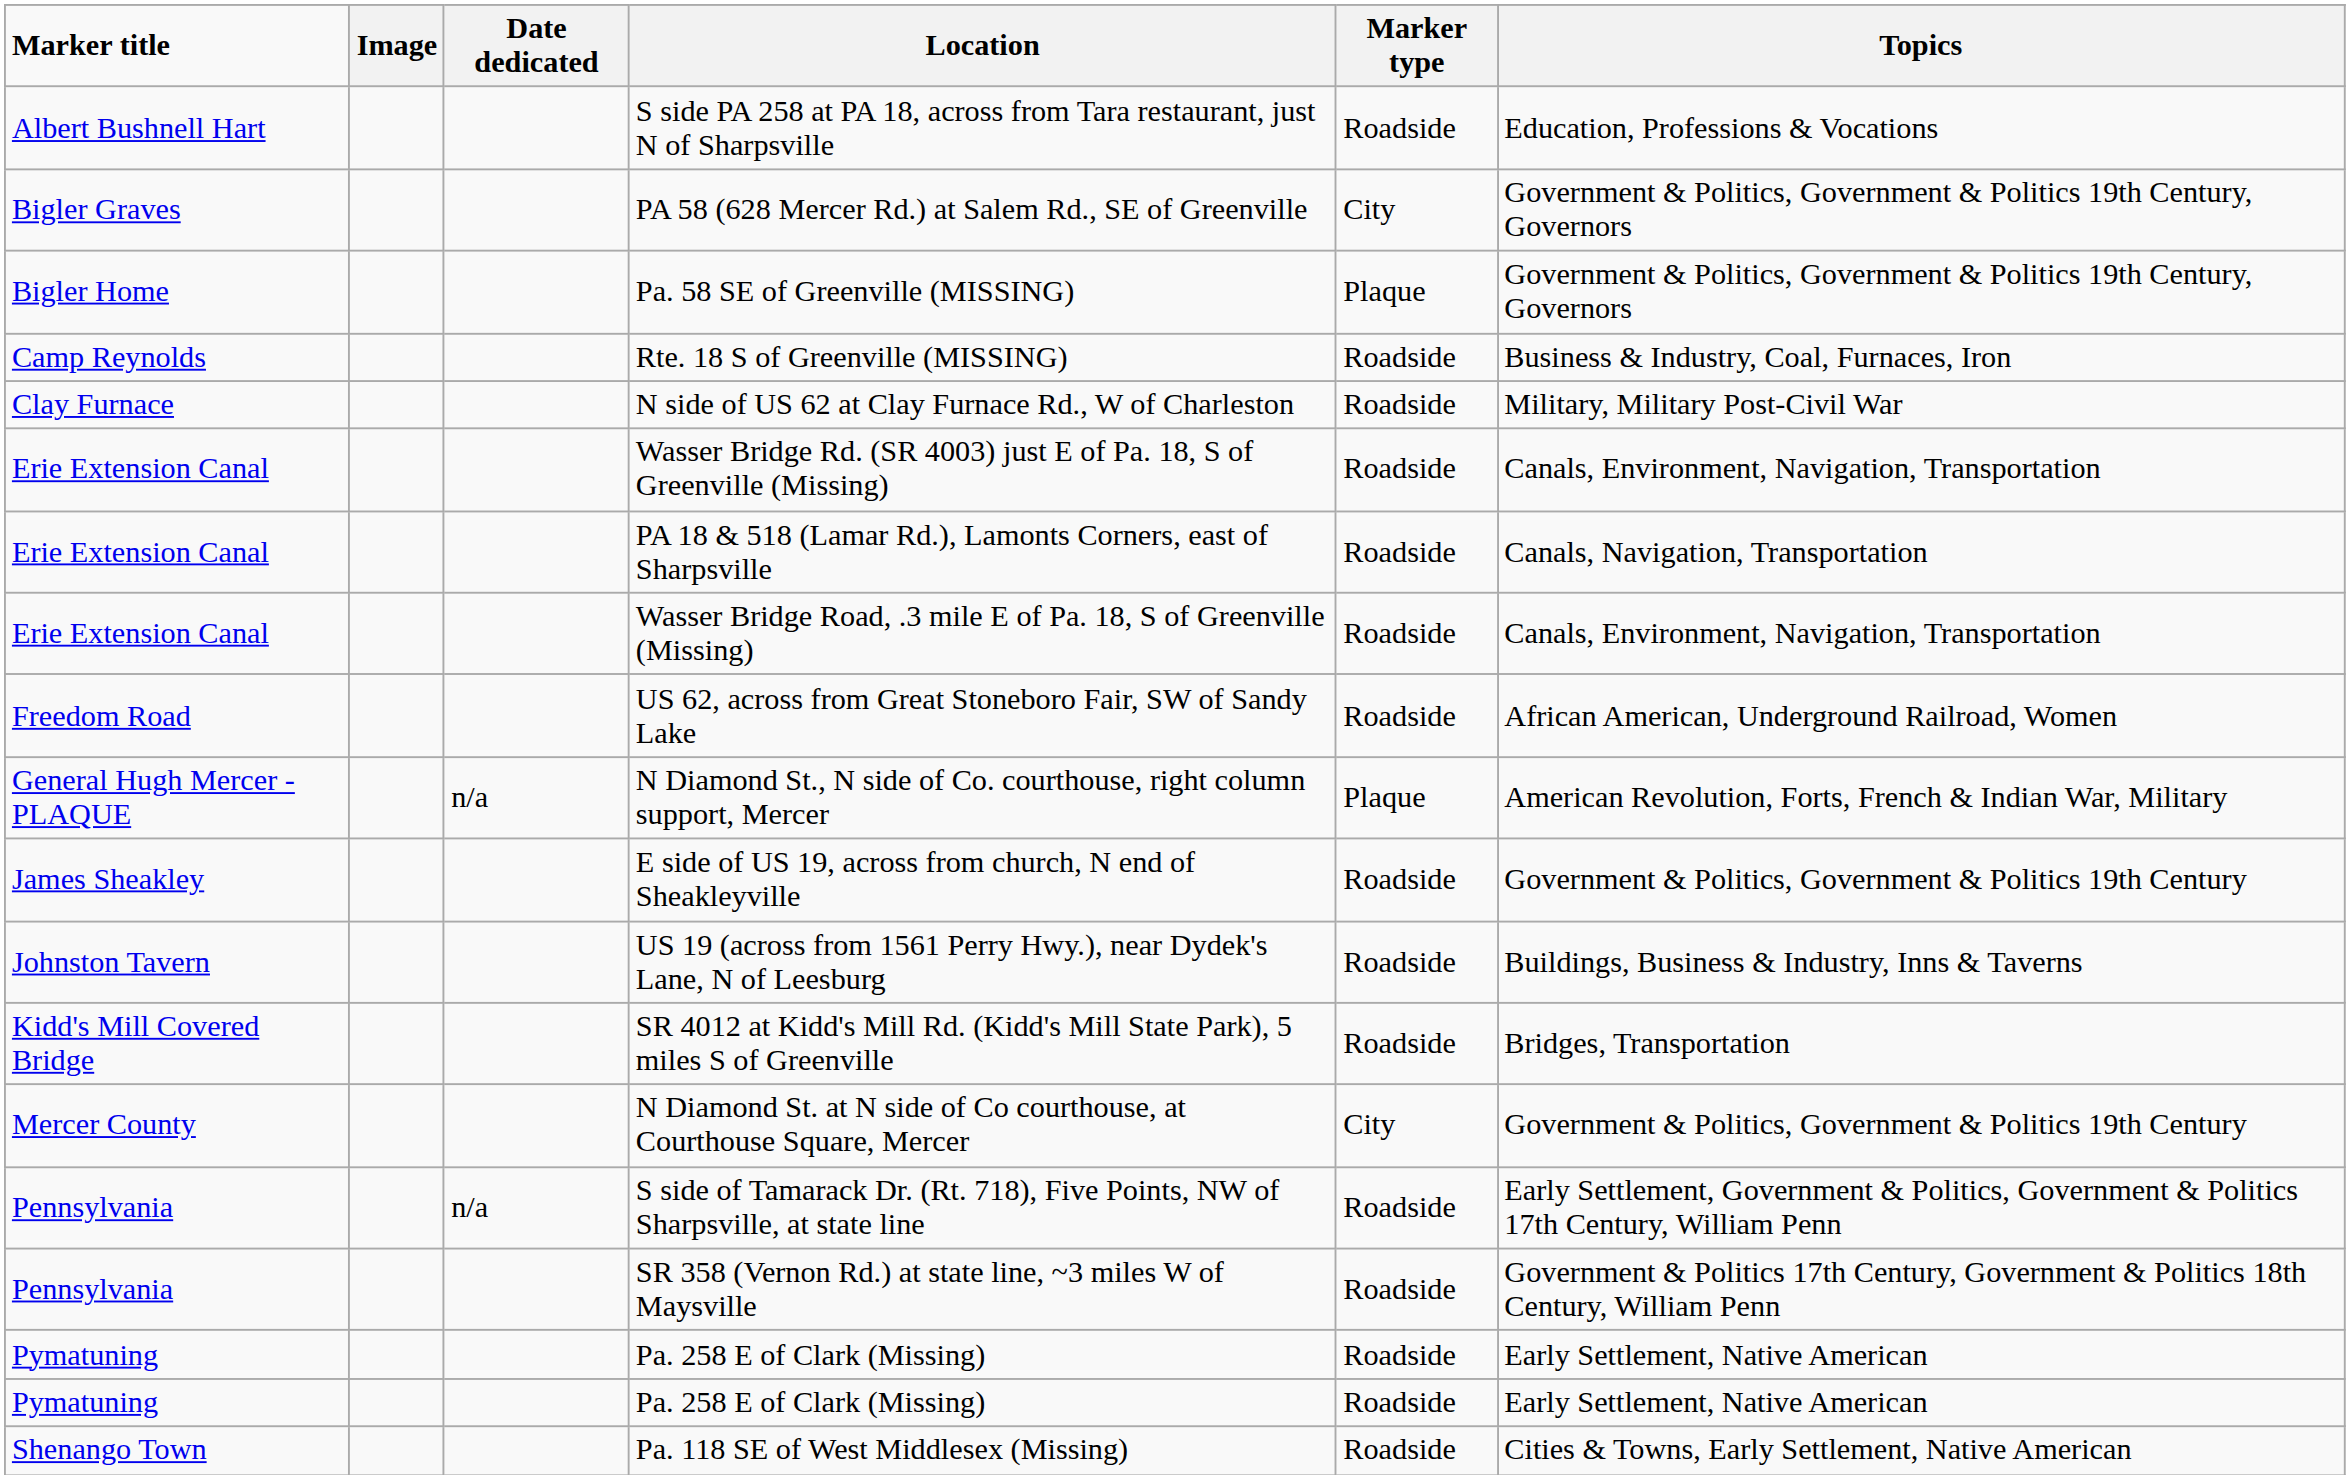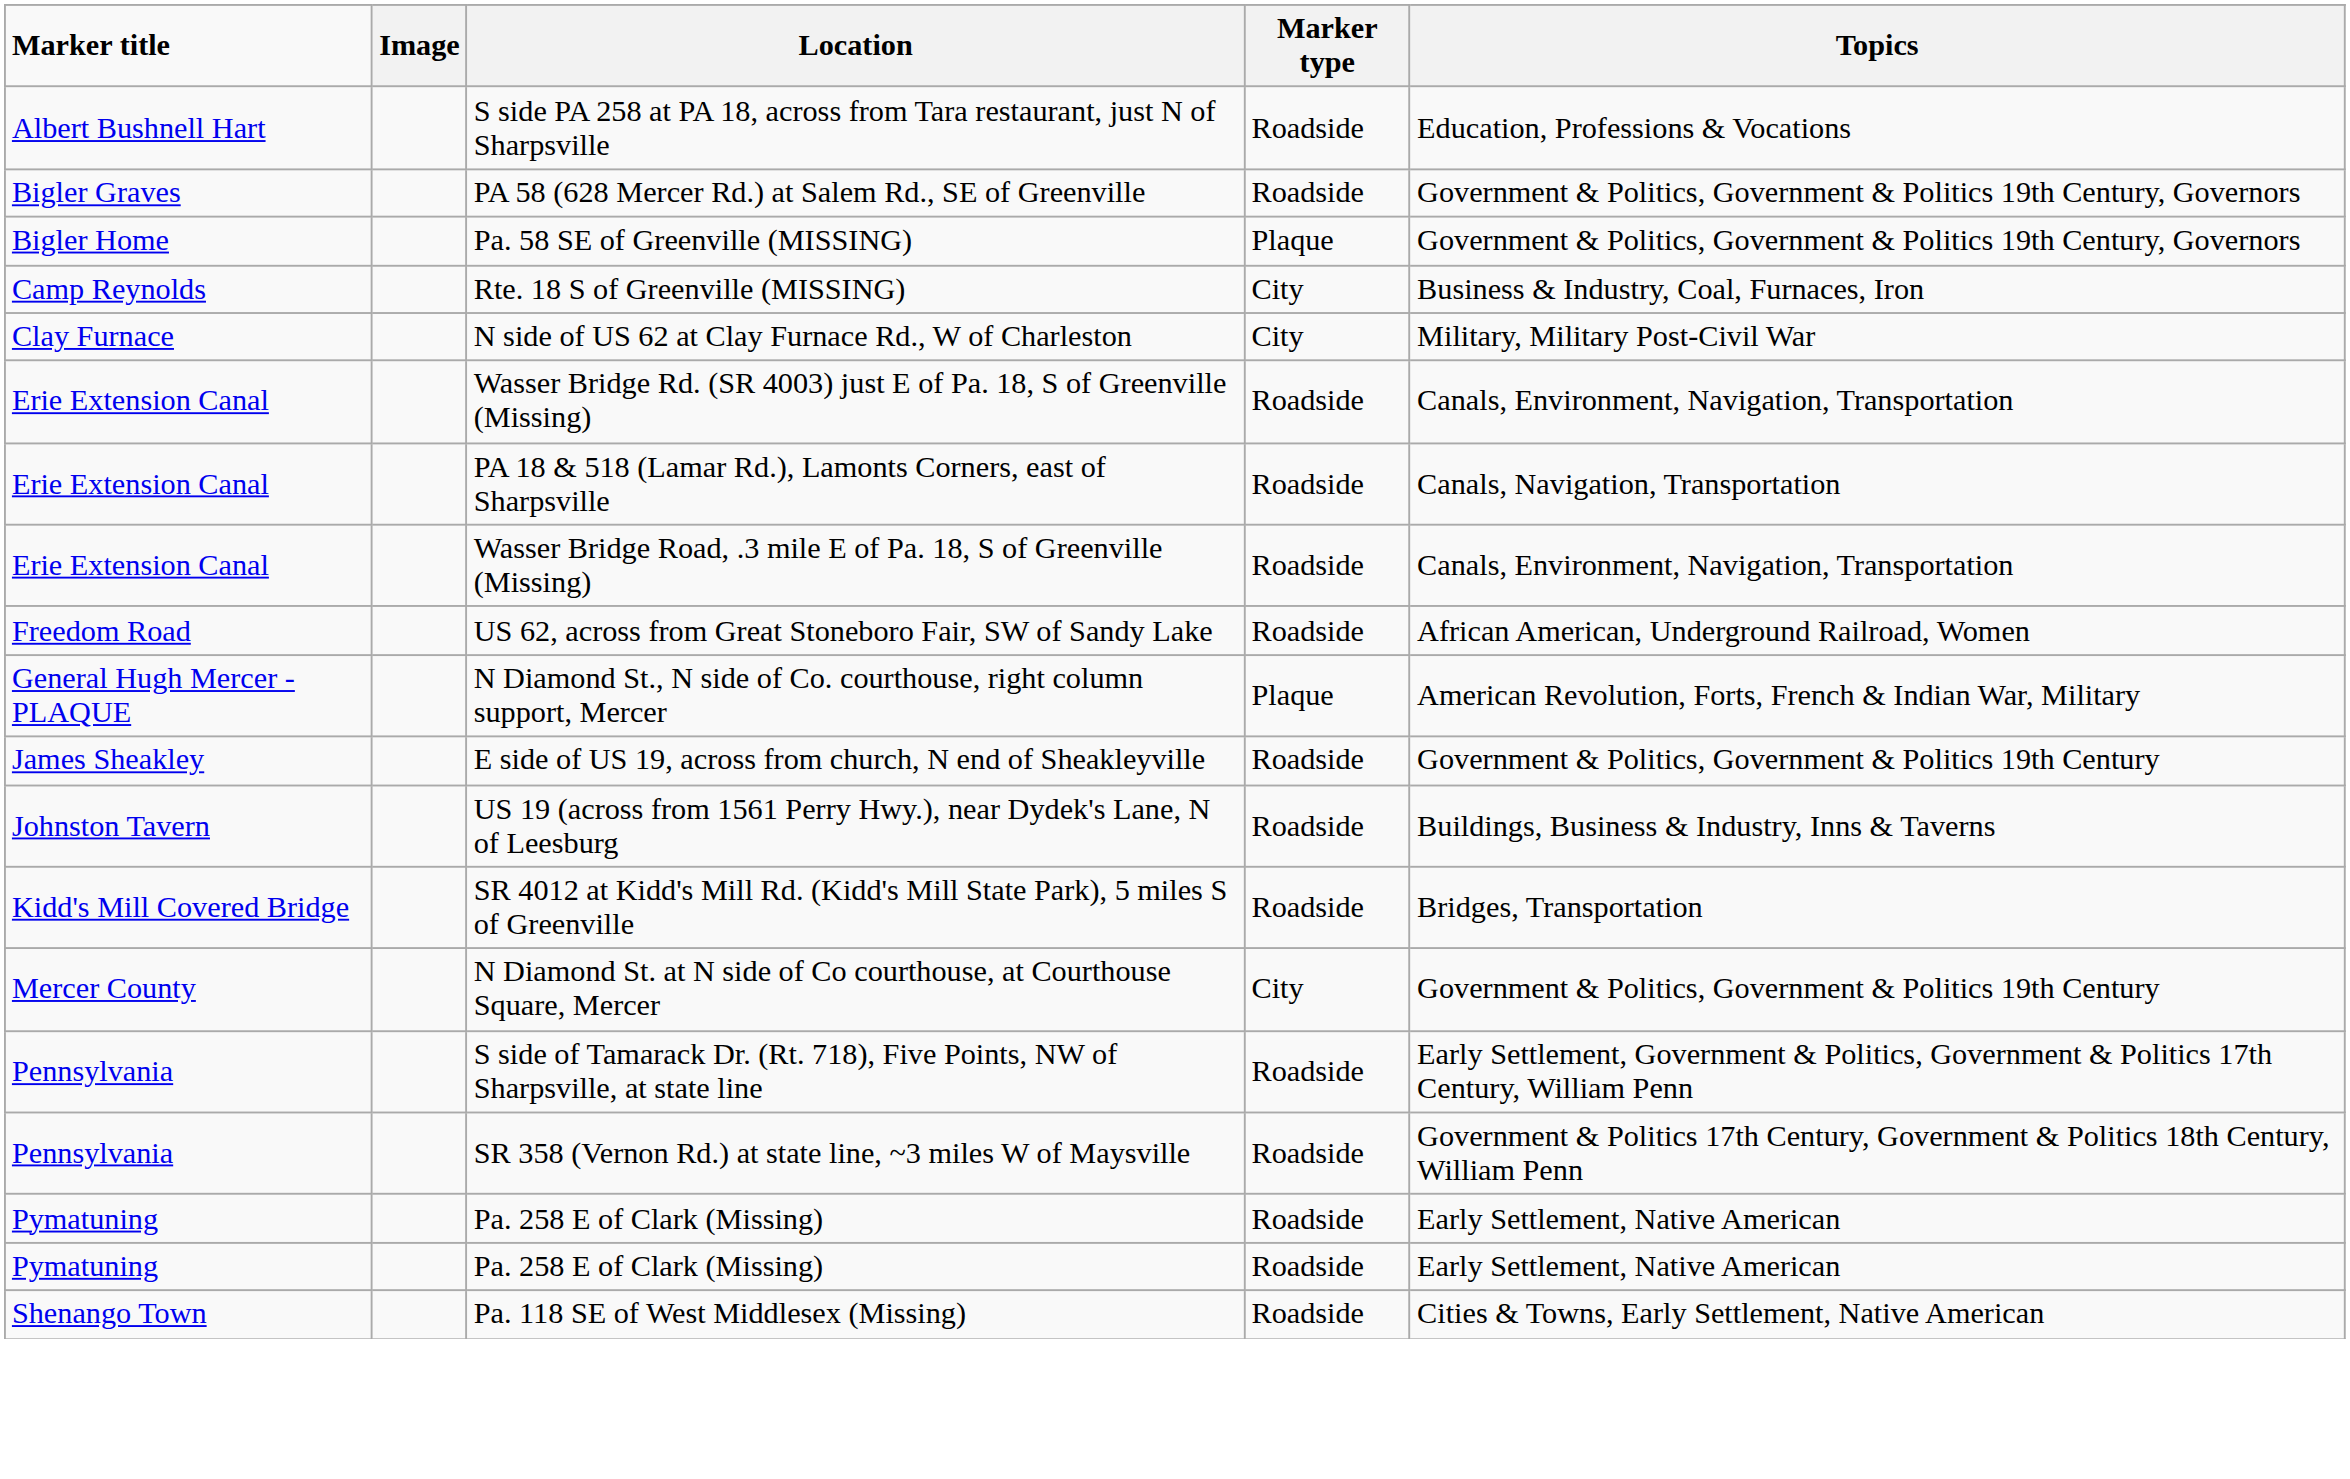- column: (537, 45)
(1369, 209) City -> (1308, 192) Roadside
(1400, 356) Roadside -> (1278, 288) City
(1400, 404) Roadside -> (1278, 336) City
